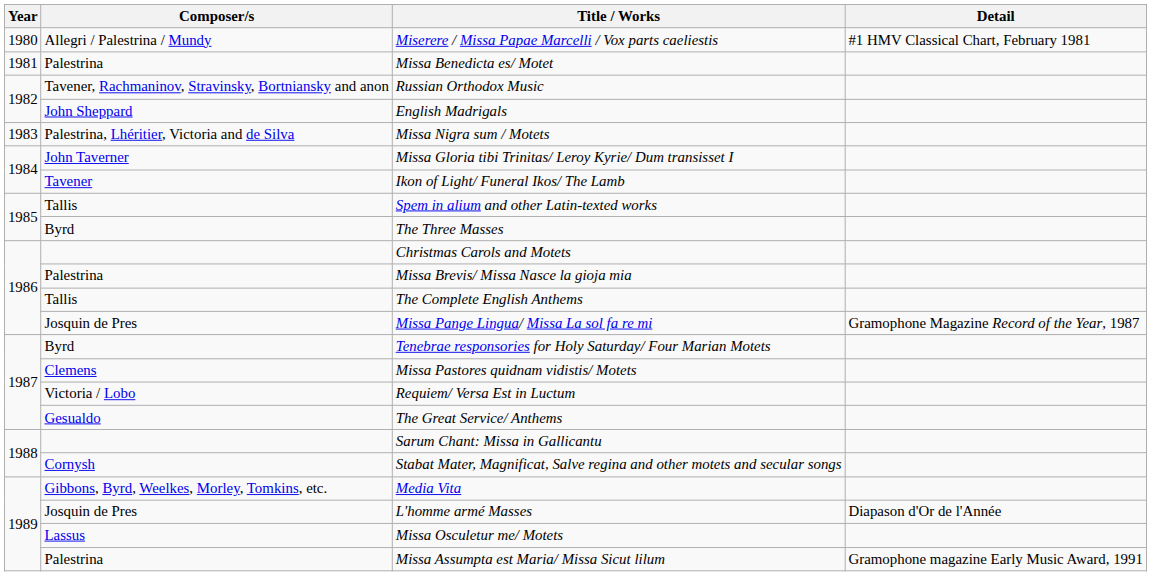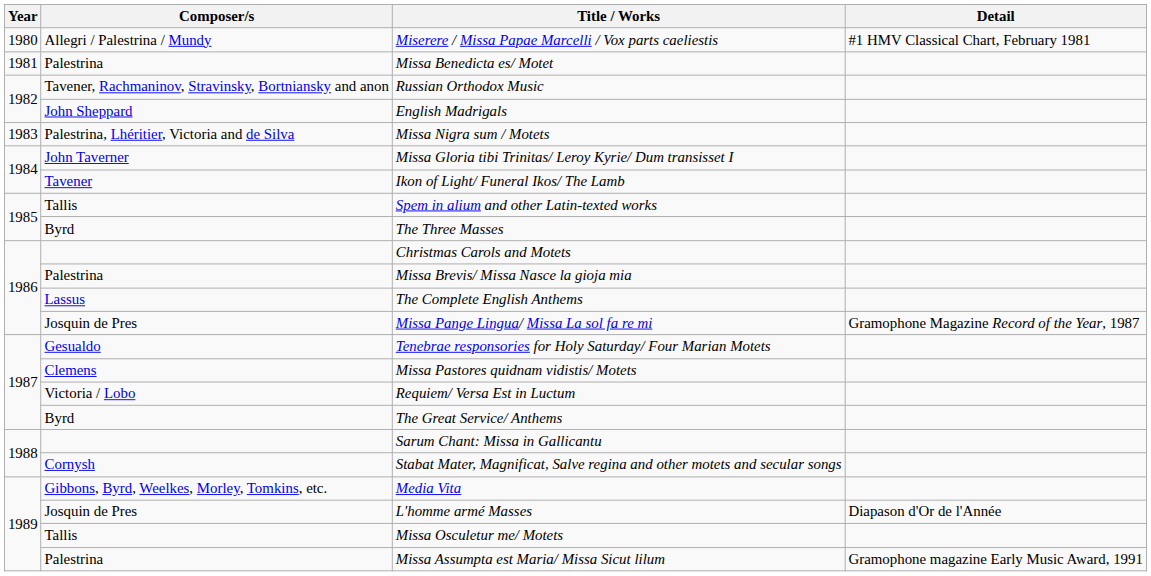(61, 299) Tallis -> (65, 299) Lassus
(59, 346) Byrd -> (73, 346) Gesualdo
(73, 417) Gesualdo -> (59, 417) Byrd
(65, 535) Lassus -> (61, 535) Tallis
